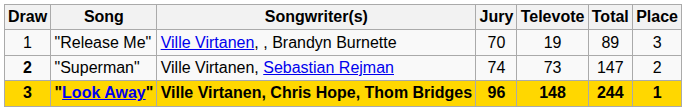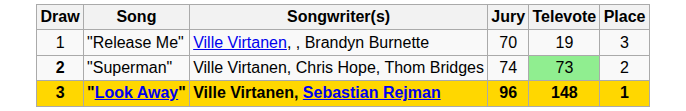- column: (610, 17)
(277, 67) Ville Virtanen, Sebastian Rejman -> (339, 67) Ville Virtanen, Chris Hope, Thom Bridges
(553, 67) no background -> (564, 67) lightgreen background
(316, 93) Ville Virtanen, Chris Hope, Thom Bridges -> (317, 93) Ville Virtanen, Sebastian Rejman
